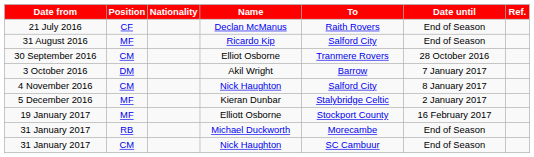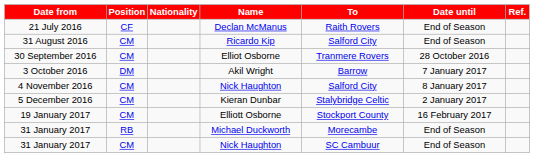(127, 42) MF -> (127, 42) CM
(127, 101) MF -> (127, 101) CM
(127, 116) MF -> (127, 116) CM
